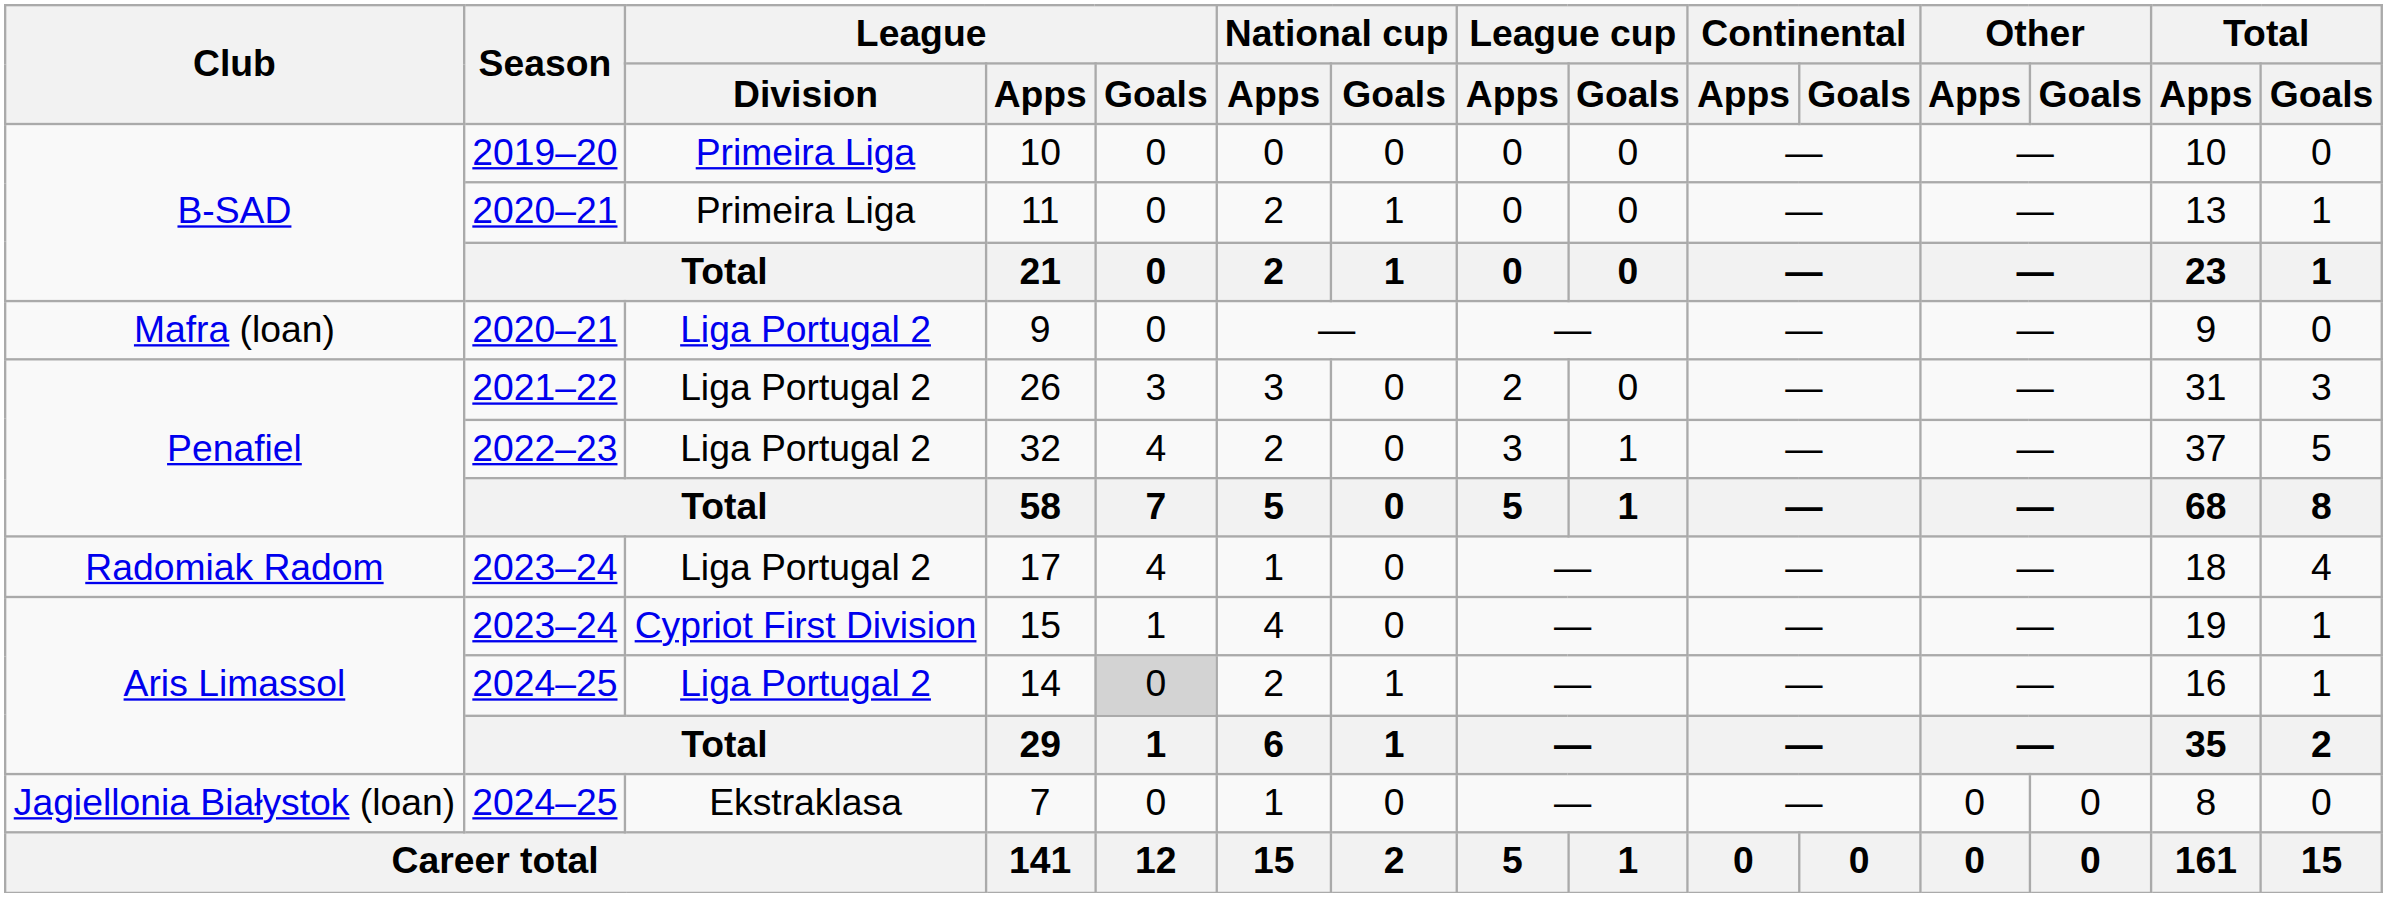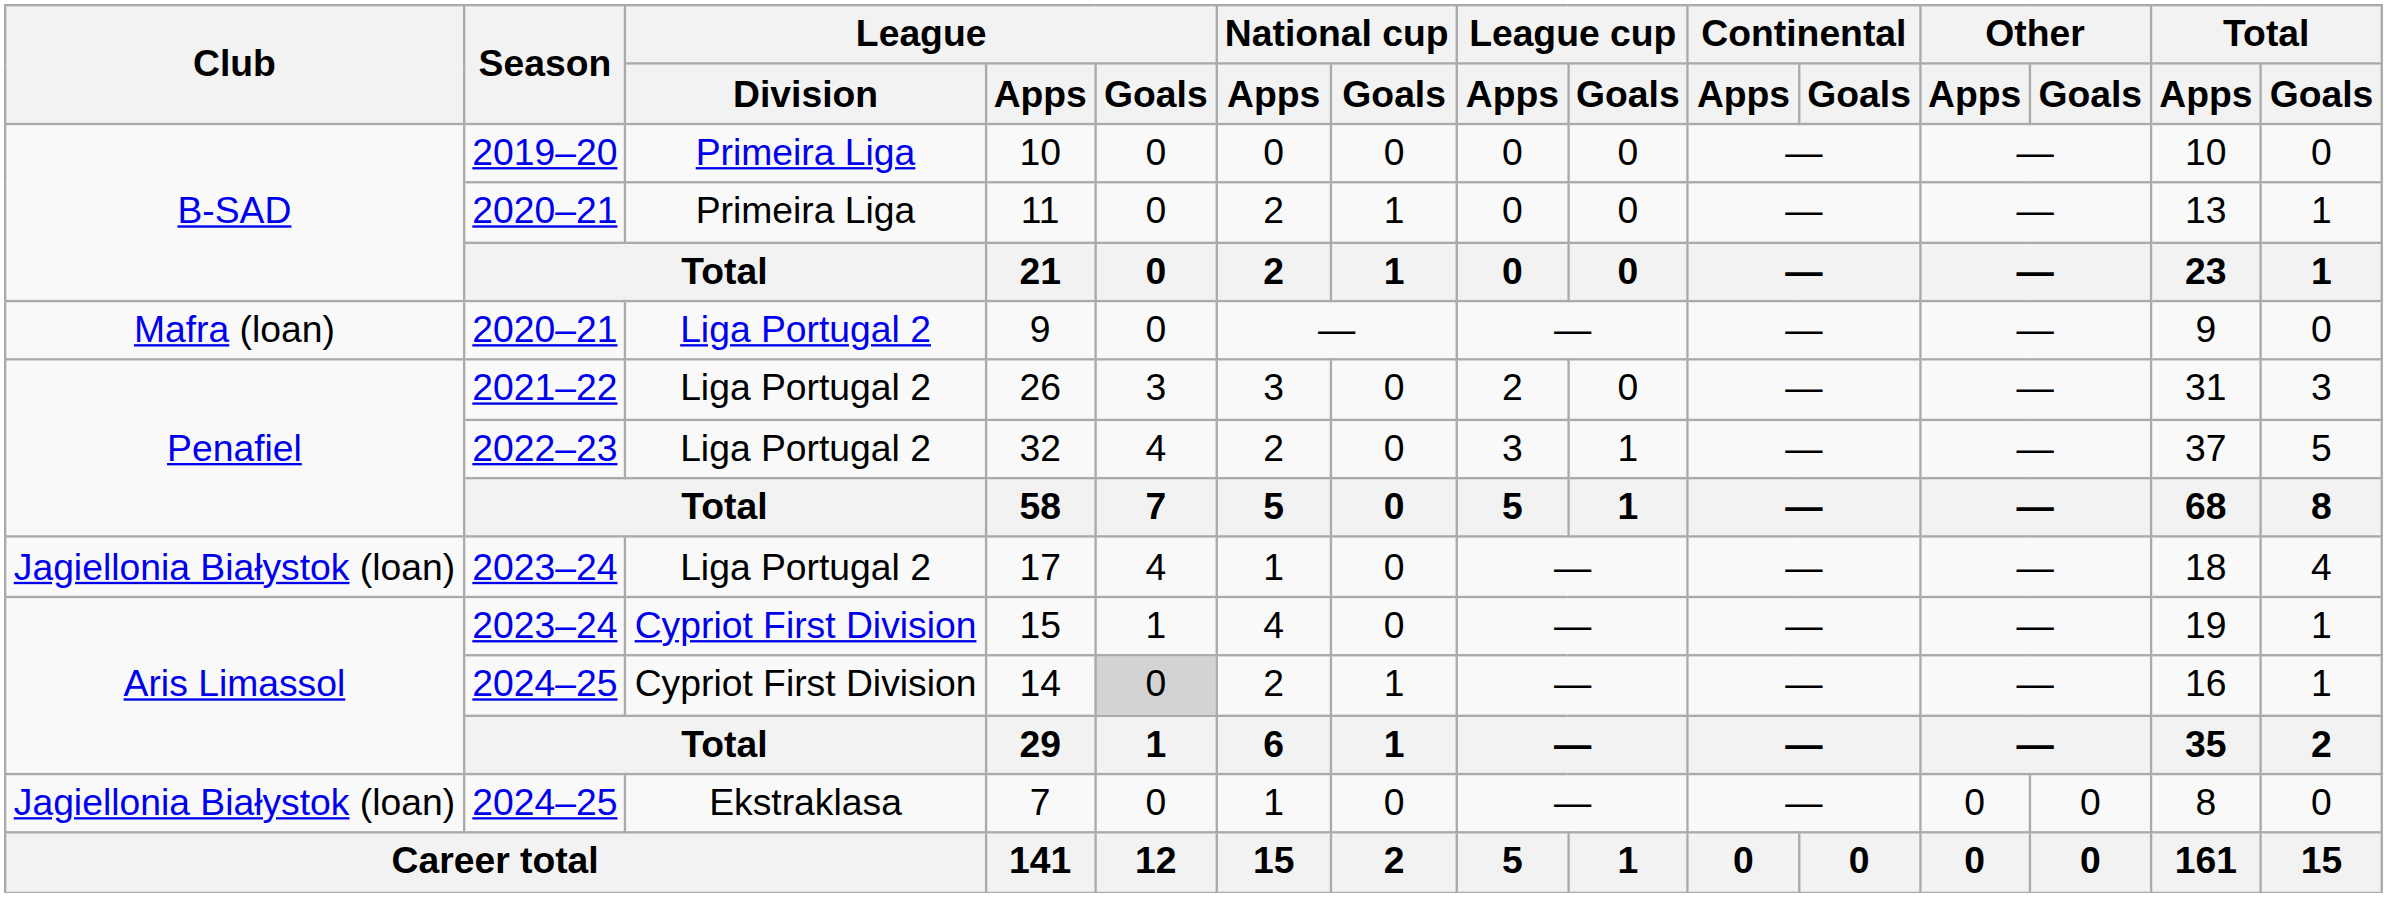(234, 566) Radomiak Radom -> (234, 566) Jagiellonia Białystok (loan)
(806, 684) Liga Portugal 2 -> (806, 684) Cypriot First Division
